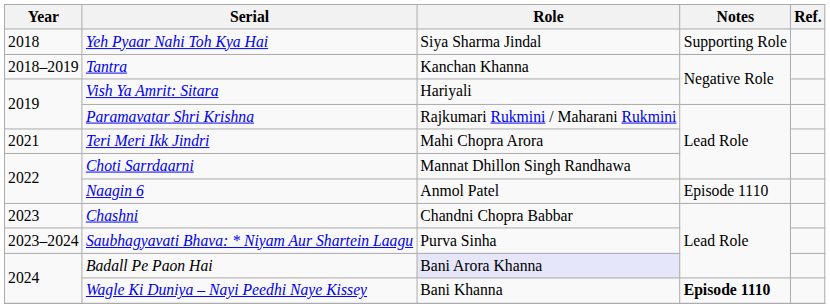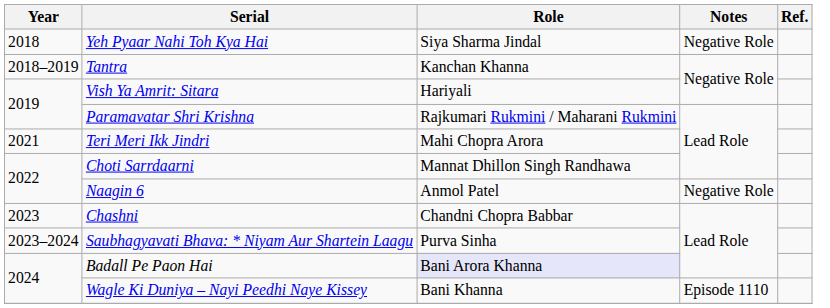(735, 41) Supporting Role -> (729, 41) Negative Role
(726, 191) Episode 1110 -> (729, 191) Negative Role
(727, 290) bold -> (726, 290) normal
